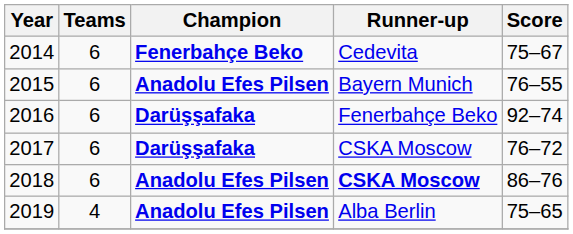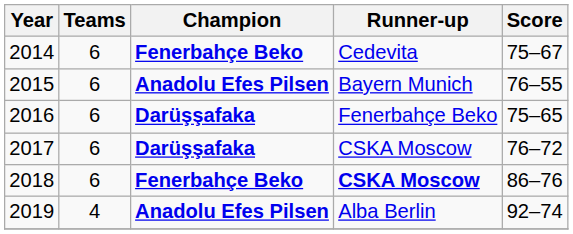(535, 116) 92–74 -> (535, 116) 75–65
(232, 180) Anadolu Efes Pilsen -> (219, 180) Fenerbahçe Beko
(535, 212) 75–65 -> (535, 212) 92–74
